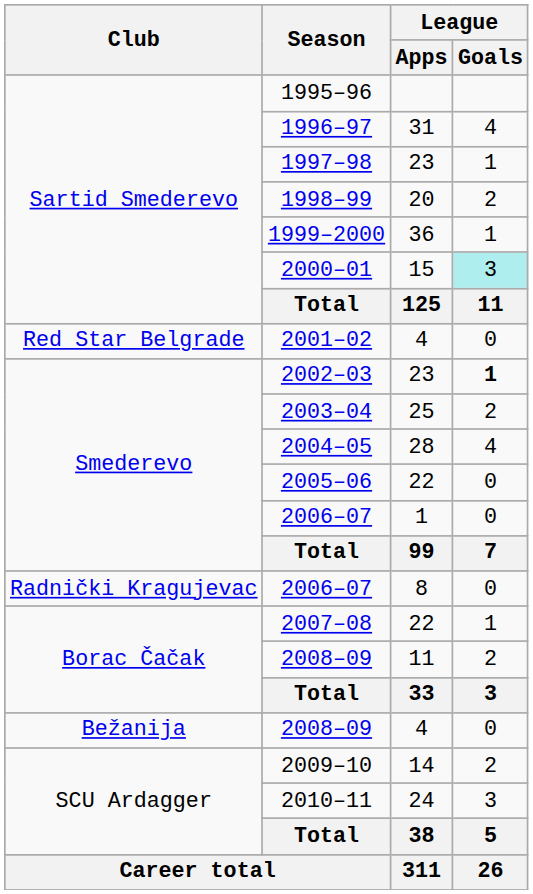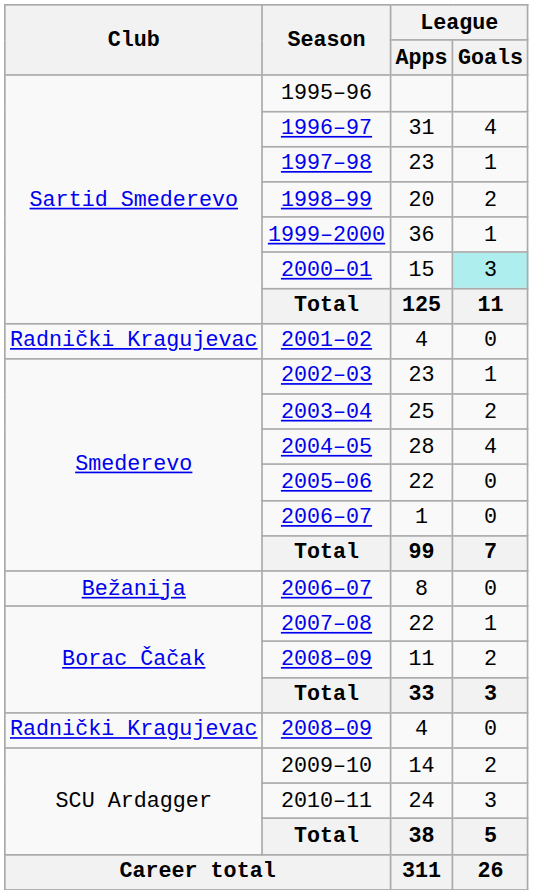(134, 341) Red Star Belgrade -> (134, 341) Radnički Kragujevac
(491, 376) bold -> (491, 376) normal
(134, 589) Radnički Kragujevac -> (134, 589) Bežanija
(134, 730) Bežanija -> (134, 730) Radnički Kragujevac
